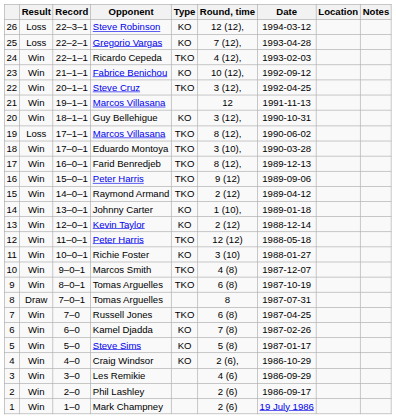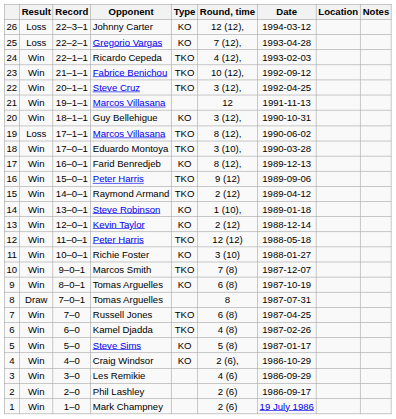(127, 27) Steve Robinson -> (123, 27) Johnny Carter
(185, 73) KO -> (185, 73) TKO
(185, 164) TKO -> (185, 164) KO
(123, 209) Johnny Carter -> (127, 209) Steve Robinson
(227, 270) 4 (8) -> (227, 270) 7 (8)
(185, 285) TKO -> (185, 285) KO
(185, 330) KO -> (185, 330) TKO
(227, 330) 7 (8) -> (227, 330) 4 (8)
